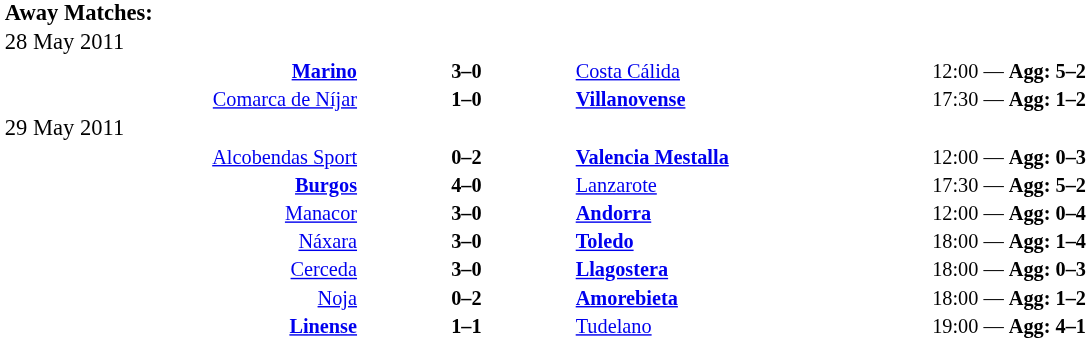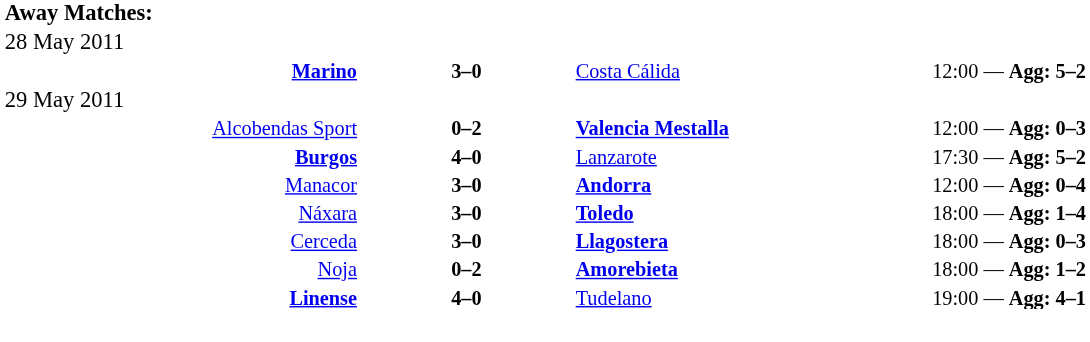- row: (285, 99)
(466, 326) 1–1 -> (466, 298) 4–0
